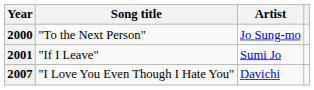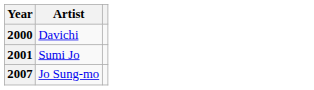- column: (136, 14)
(270, 34) Jo Sung-mo -> (58, 34) Davichi
(260, 74) Davichi -> (69, 74) Jo Sung-mo
